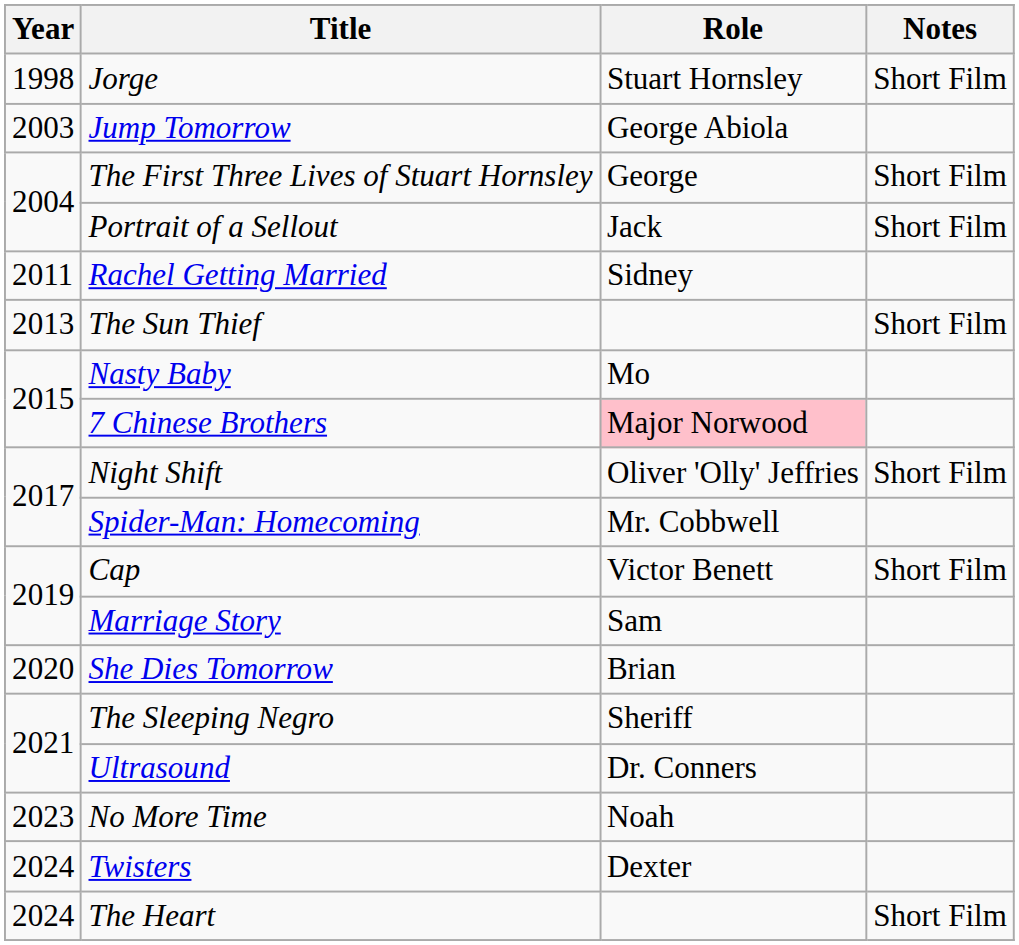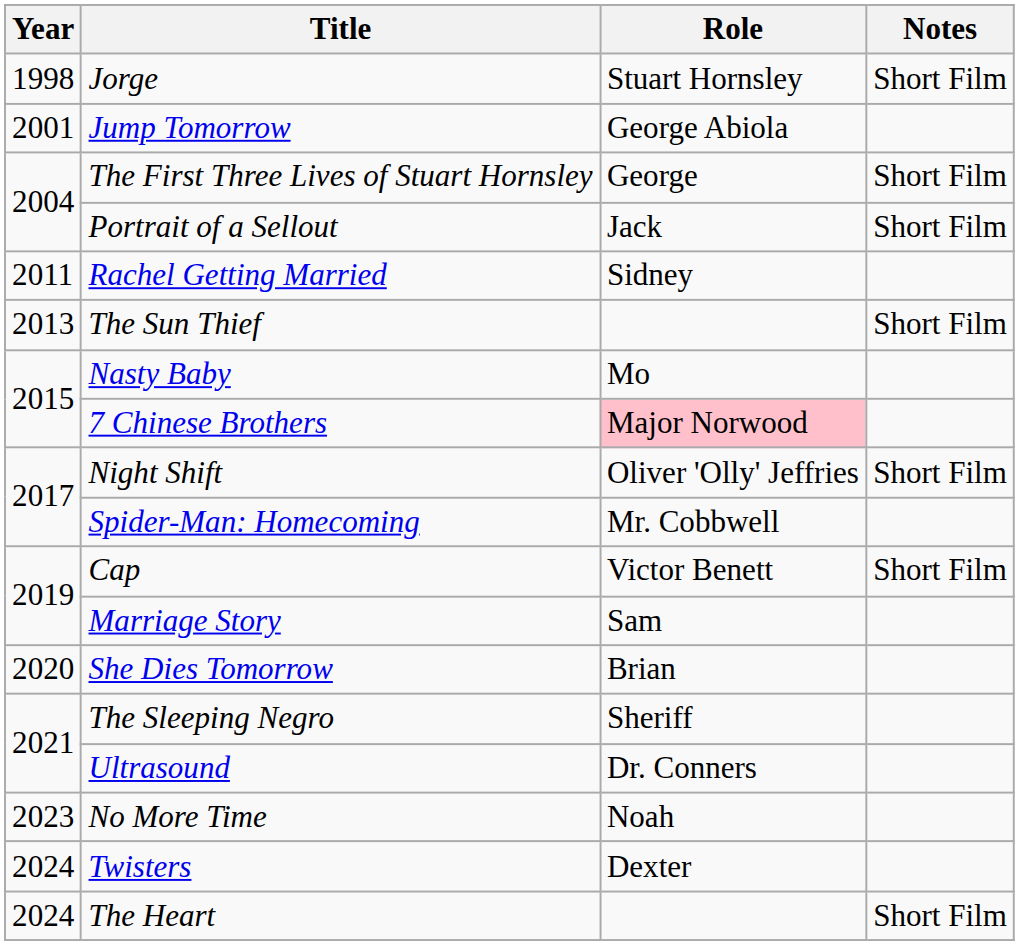(43, 127) 2003 -> (43, 127) 2001
